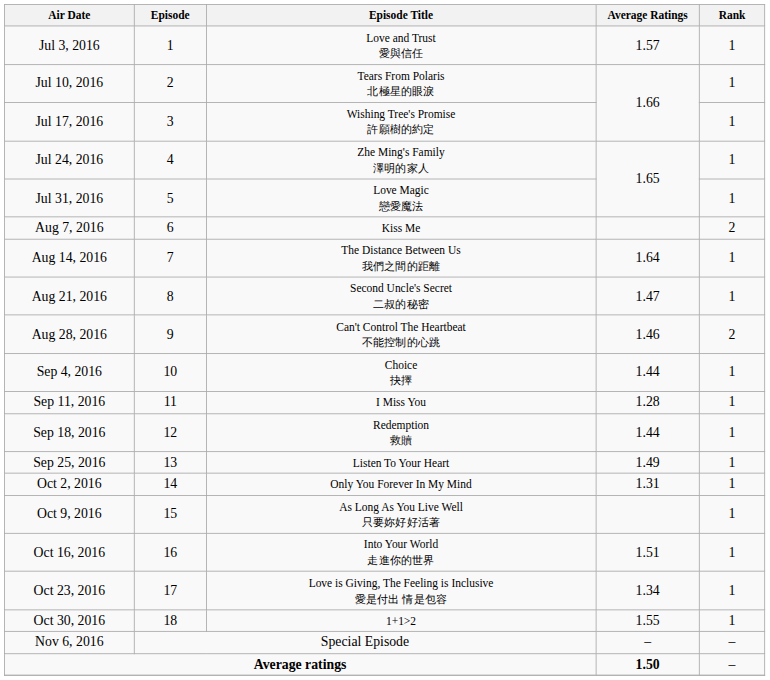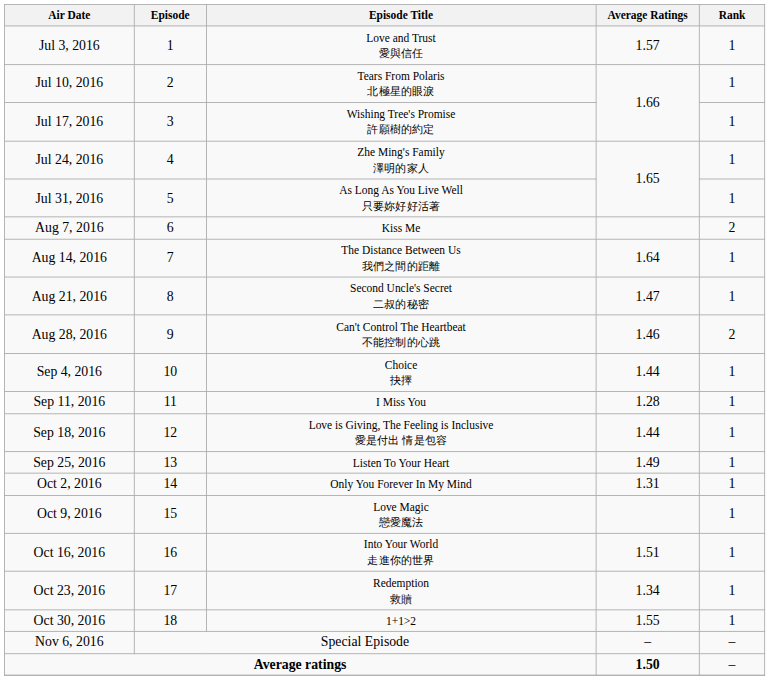(401, 198) Love Magic 戀愛魔法 -> (401, 198) As Long As You Live Well 只要妳好好活著
(401, 432) Redemption 救贖 -> (401, 432) Love is Giving, The Feeling is Inclusive 愛是付出 情是包容
(401, 514) As Long As You Live Well 只要妳好好活著 -> (401, 514) Love Magic 戀愛魔法
(401, 591) Love is Giving, The Feeling is Inclusive 愛是付出 情是包容 -> (401, 591) Redemption 救贖
